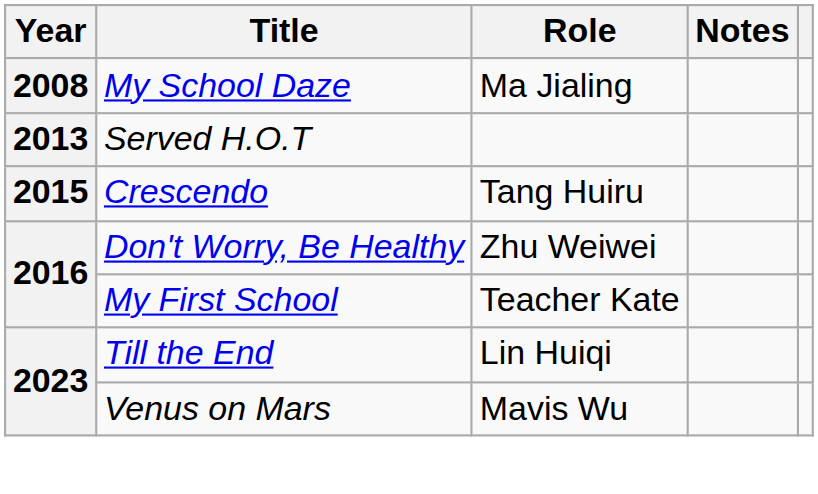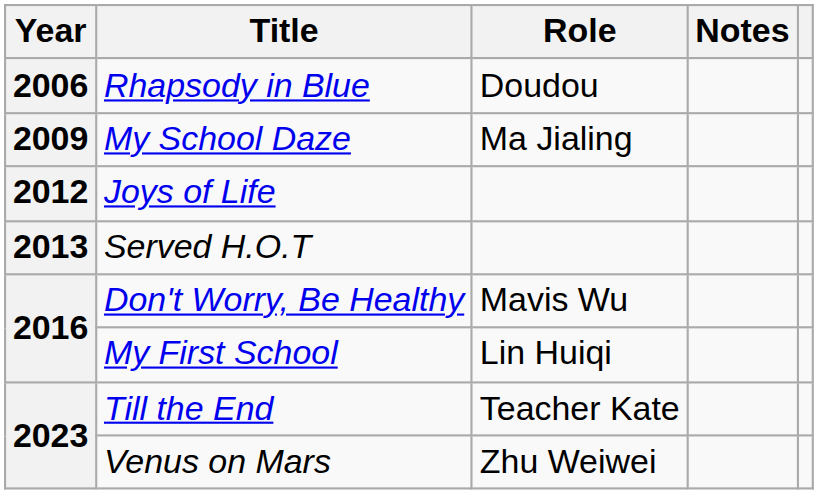+ row: (237, 85)
(51, 85) 2008 -> (51, 138) 2009
+ row: (190, 192)
- row: (186, 192)
(568, 246) Zhu Weiwei -> (554, 300) Mavis Wu
(580, 300) Teacher Kate -> (546, 354) Lin Huiqi
(546, 354) Lin Huiqi -> (580, 407) Teacher Kate
(554, 407) Mavis Wu -> (568, 461) Zhu Weiwei
